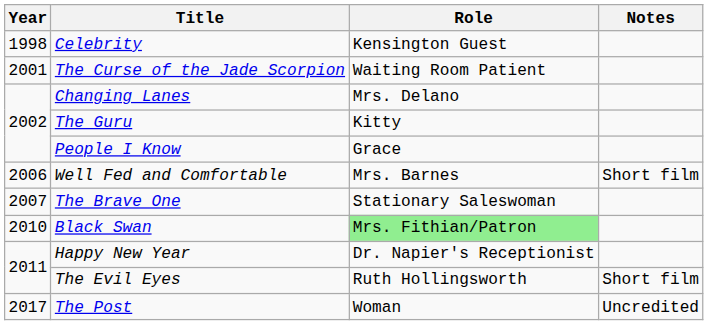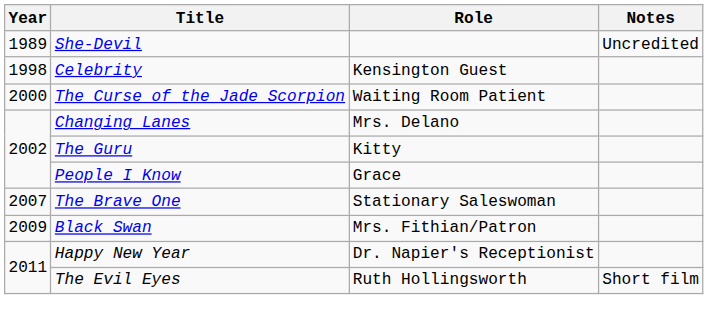+ row: (98, 44)
(28, 70) 2001 -> (28, 97) 2000
- row: (171, 175)
(28, 228) 2010 -> (28, 228) 2009
(445, 228) lightgreen background -> (445, 228) no background
- row: (94, 307)
